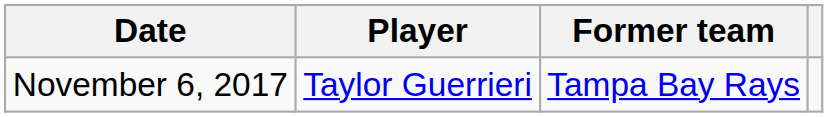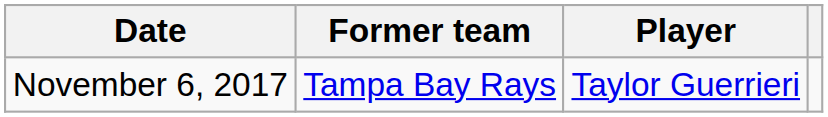columns swapped: (418, 31) <-> (674, 31)
